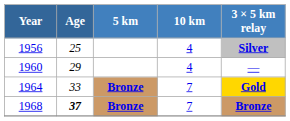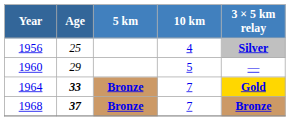(189, 67) 4 -> (189, 67) 5
(75, 87) normal -> (75, 87) bold
